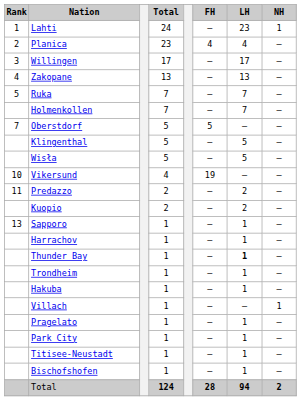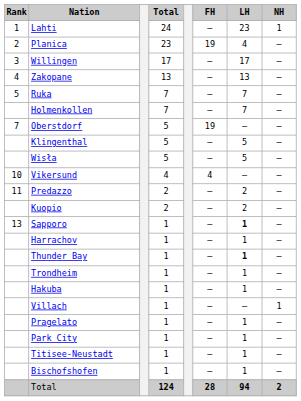(210, 45) 4 -> (210, 45) 19
(210, 127) 5 -> (210, 127) 19
(210, 175) 19 -> (210, 175) 4
(244, 224) normal -> (244, 224) bold
